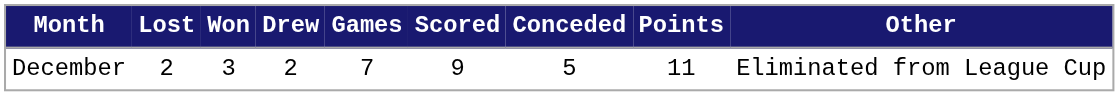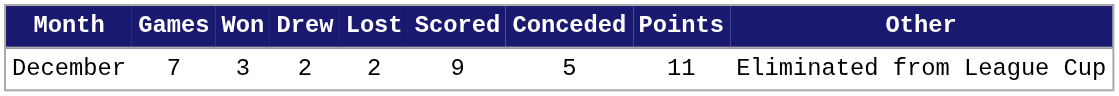columns swapped: (367, 26) <-> (167, 26)
